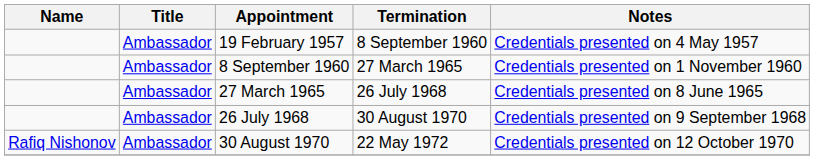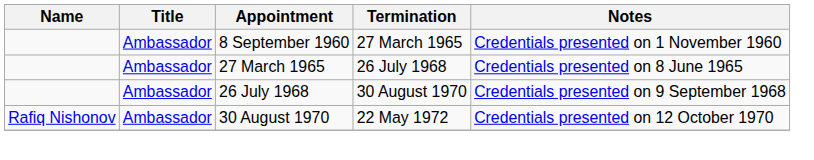- row: (282, 42)
